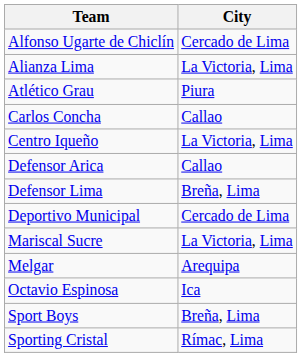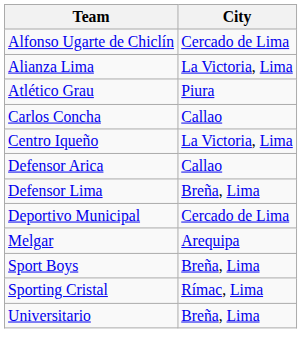- row: (55, 240)
- row: (63, 290)
+ row: (49, 315)
